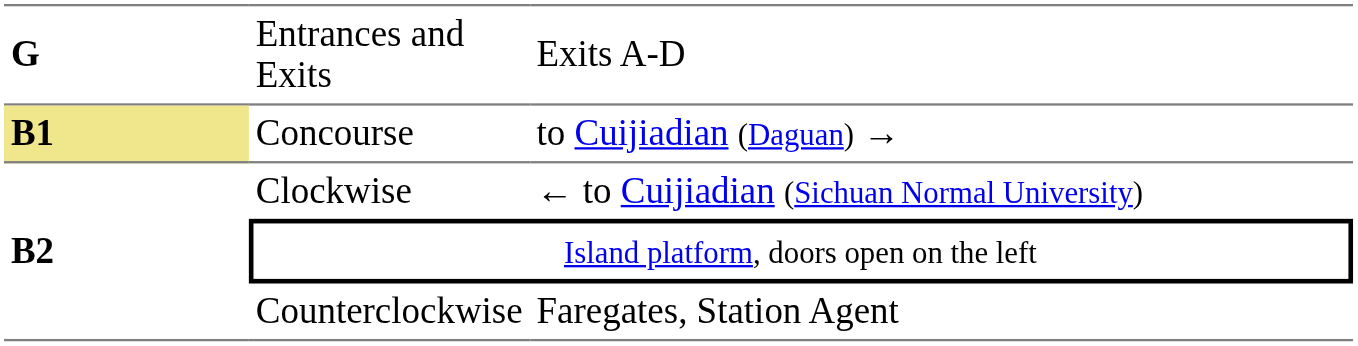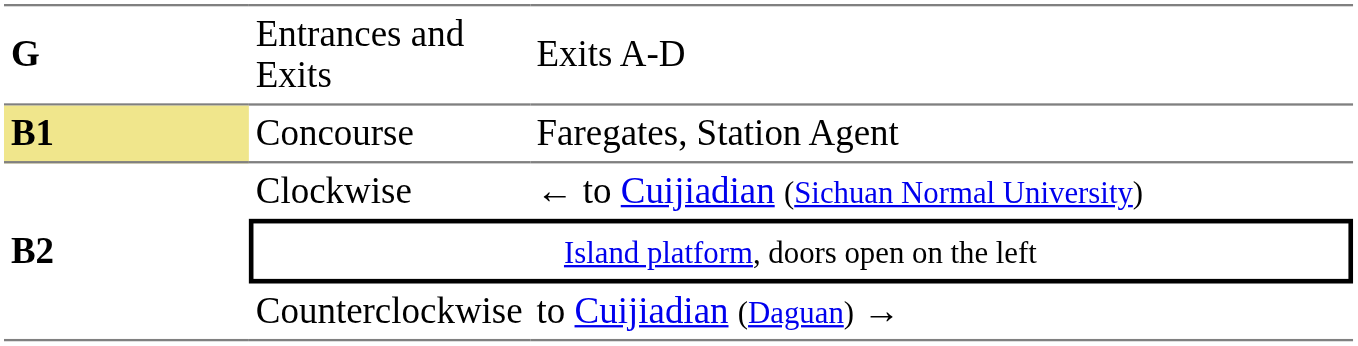(718, 132) to Cuijiadian (Daguan) → -> (718, 132) Faregates, Station Agent
(718, 310) Faregates, Station Agent -> (718, 310) to Cuijiadian (Daguan) →
